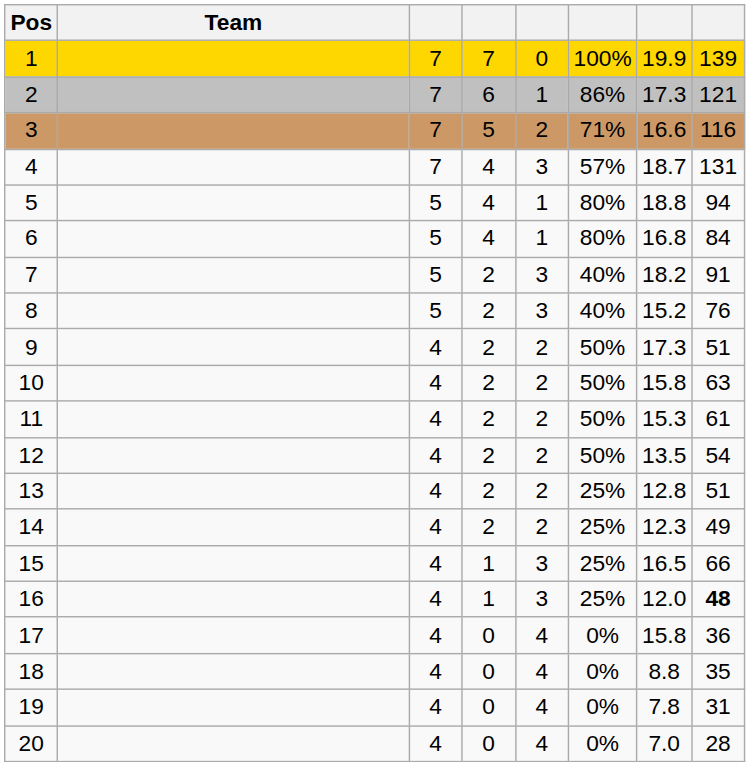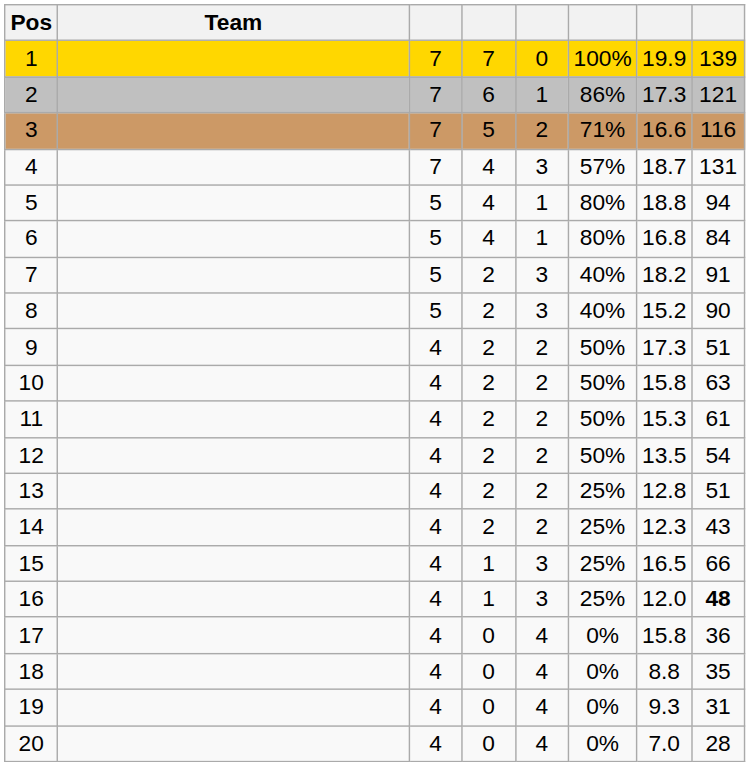(718, 310) 76 -> (718, 310) 90
(718, 526) 49 -> (718, 526) 43
(664, 707) 7.8 -> (664, 707) 9.3
